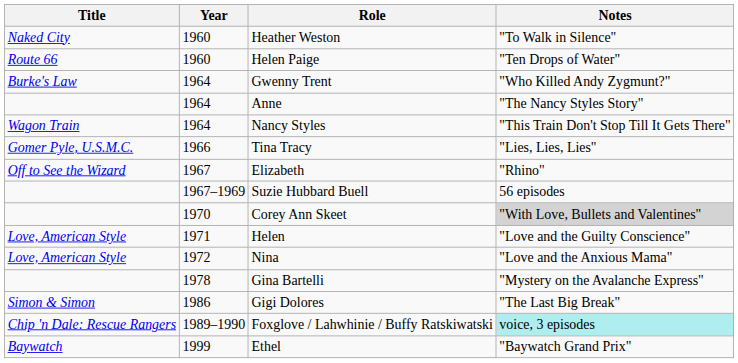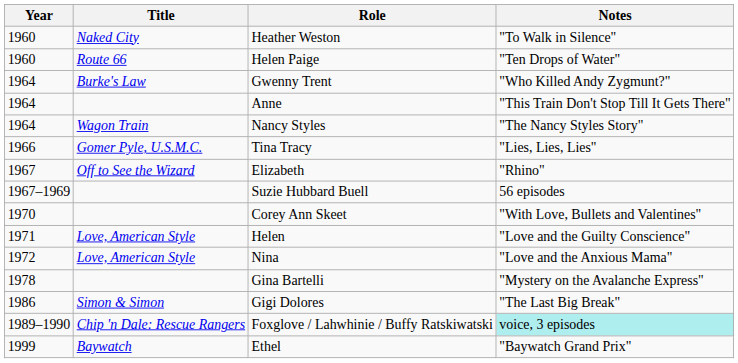columns swapped: (214, 15) <-> (92, 15)
(571, 103) "The Nancy Styles Story" -> (615, 103) "This Train Don't Stop Till It Gets There"
(615, 125) "This Train Don't Stop Till It Gets There" -> (571, 125) "The Nancy Styles Story"
(600, 214) lightgrey background -> (600, 214) no background
